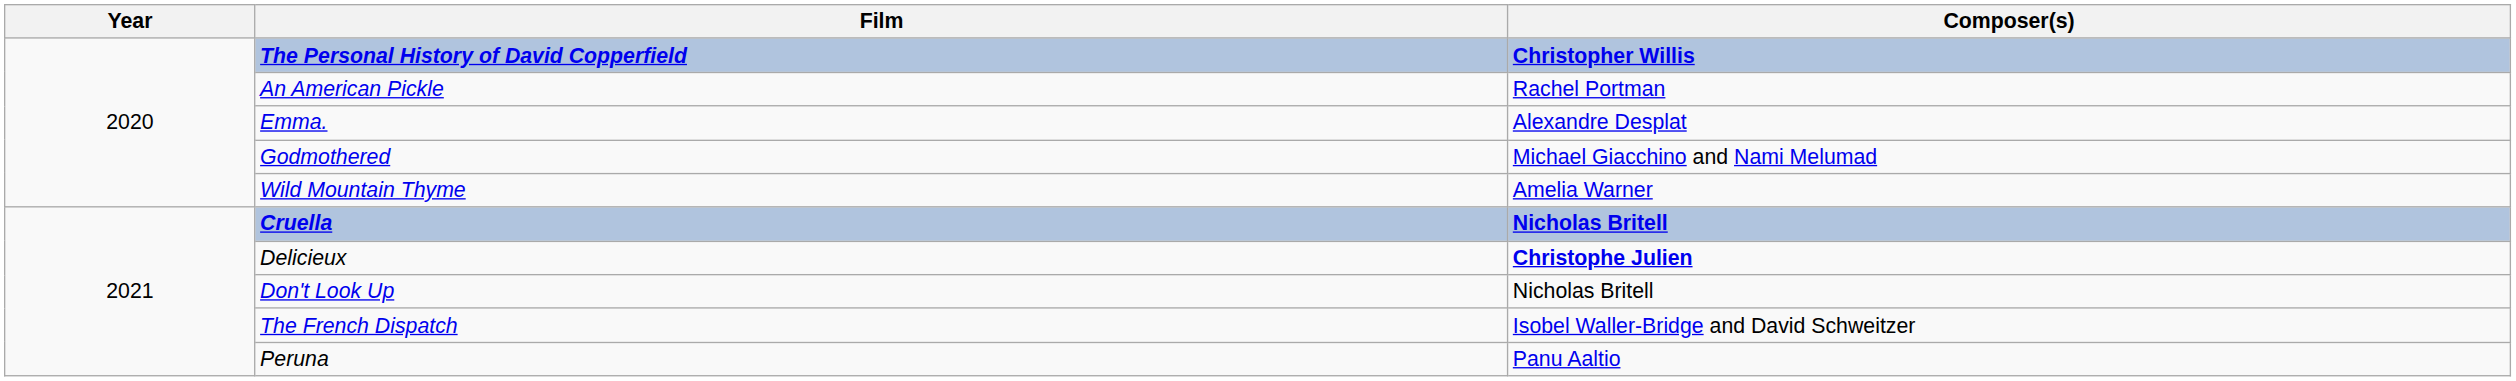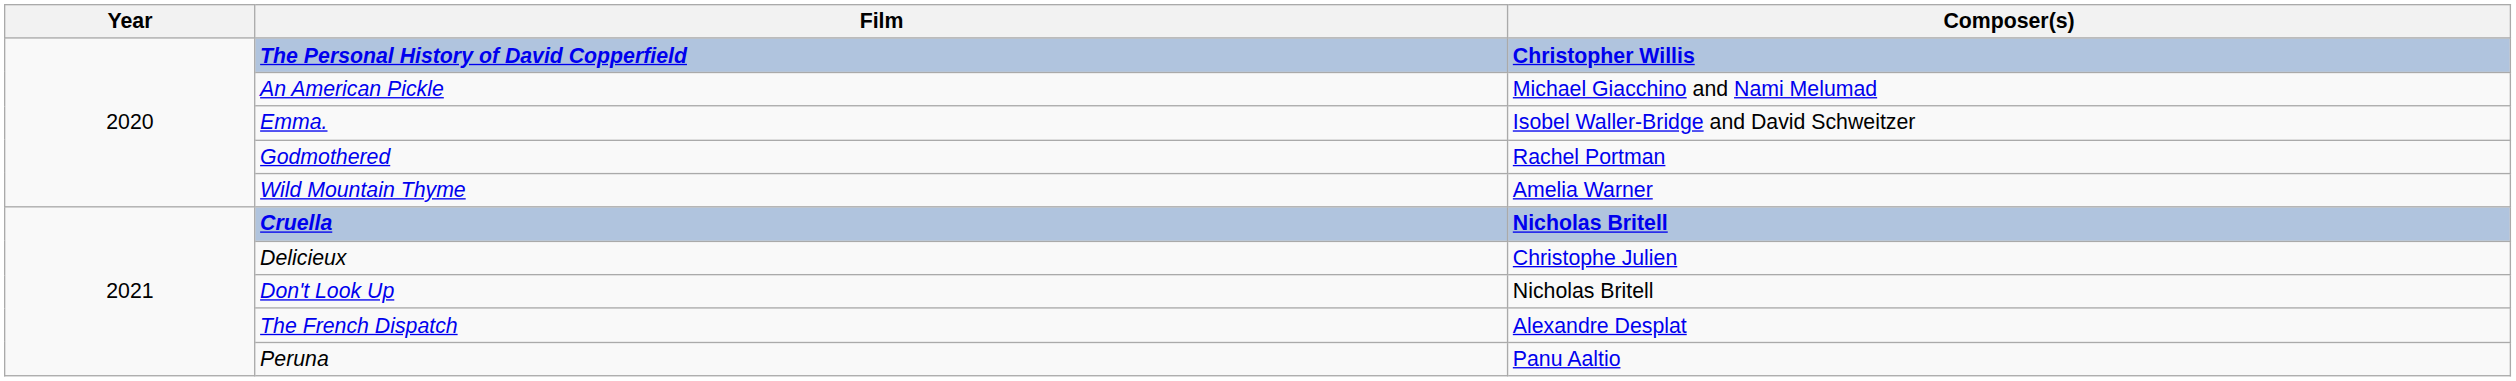(1589, 88) Rachel Portman -> (1695, 88) Michael Giacchino and Nami Melumad
(1600, 122) Alexandre Desplat -> (1714, 122) Isobel Waller-Bridge and David Schweitzer
(1695, 156) Michael Giacchino and Nami Melumad -> (1589, 156) Rachel Portman
(1603, 257) bold -> (1595, 257) normal
(1714, 325) Isobel Waller-Bridge and David Schweitzer -> (1600, 325) Alexandre Desplat
